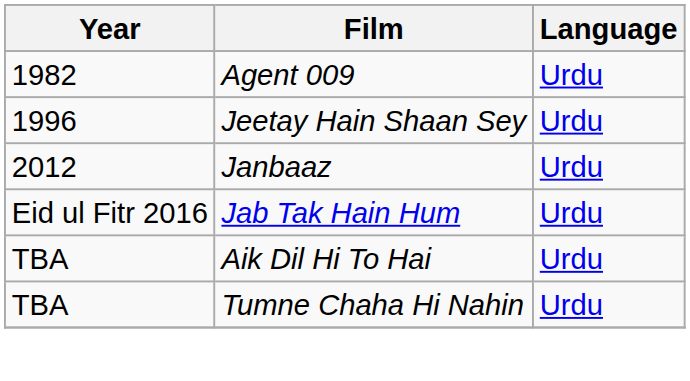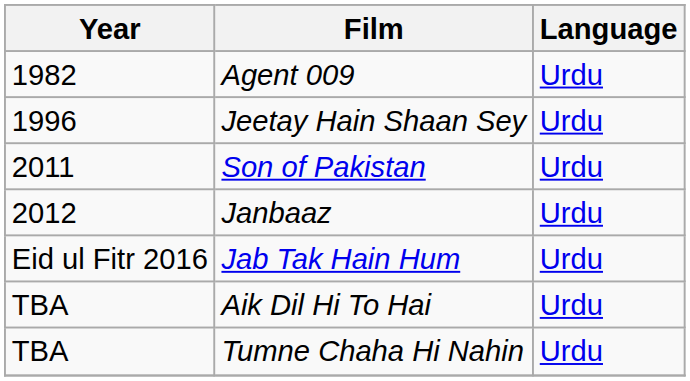+ row: (324, 167)
